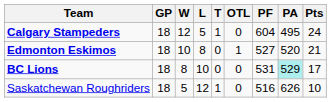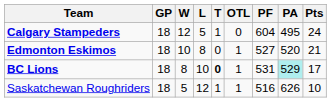(218, 69) normal -> (218, 69) bold
(239, 69) 0 -> (239, 69) 1
(239, 87) 0 -> (239, 87) 1
